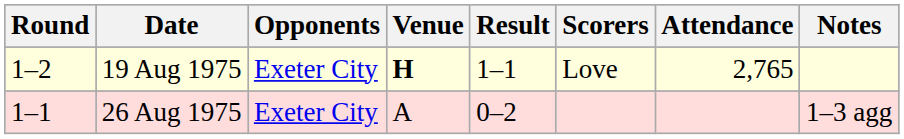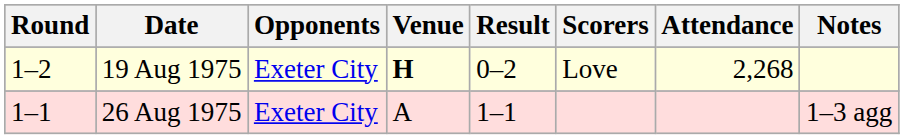(496, 68) 1–1 -> (496, 68) 0–2
(763, 68) 2,765 -> (763, 68) 2,268
(496, 111) 0–2 -> (496, 111) 1–1
